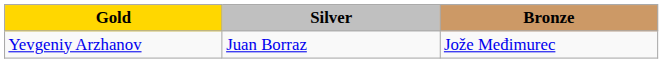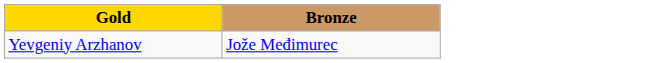- column: (331, 17)
